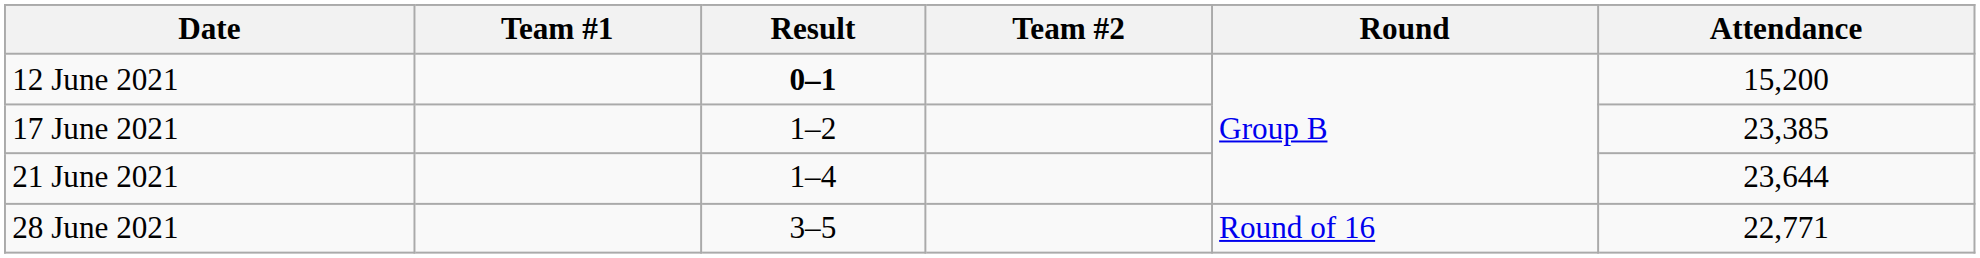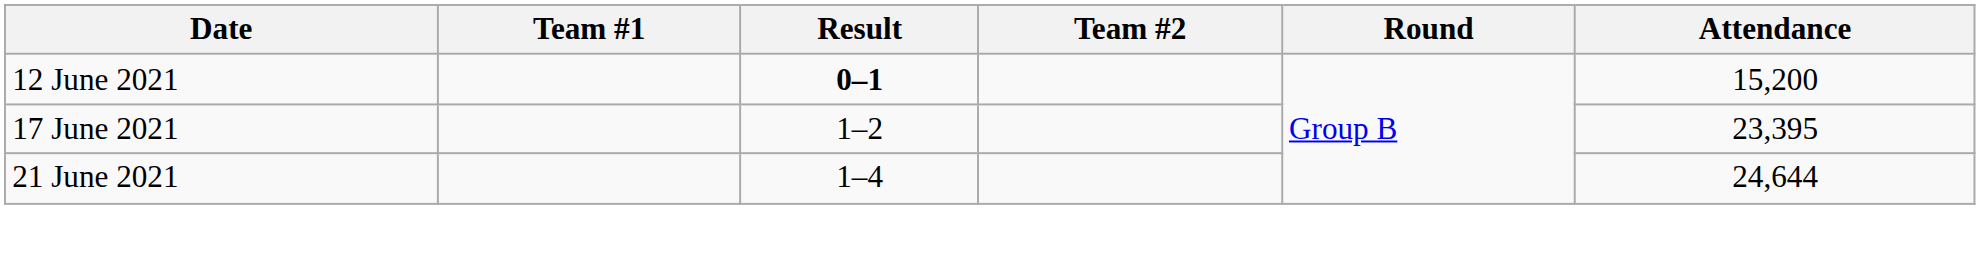(1786, 128) 23,385 -> (1775, 128) 23,395
(1786, 177) 23,644 -> (1775, 177) 24,644
- row: (95, 227)
